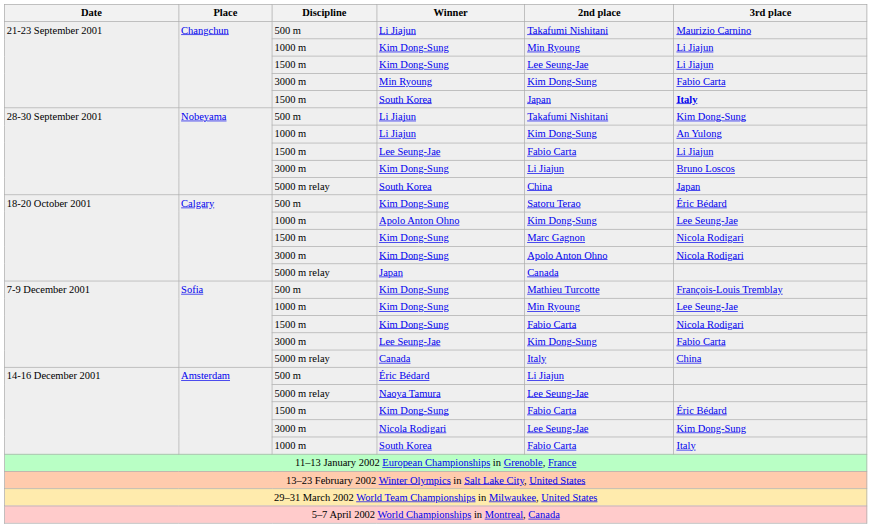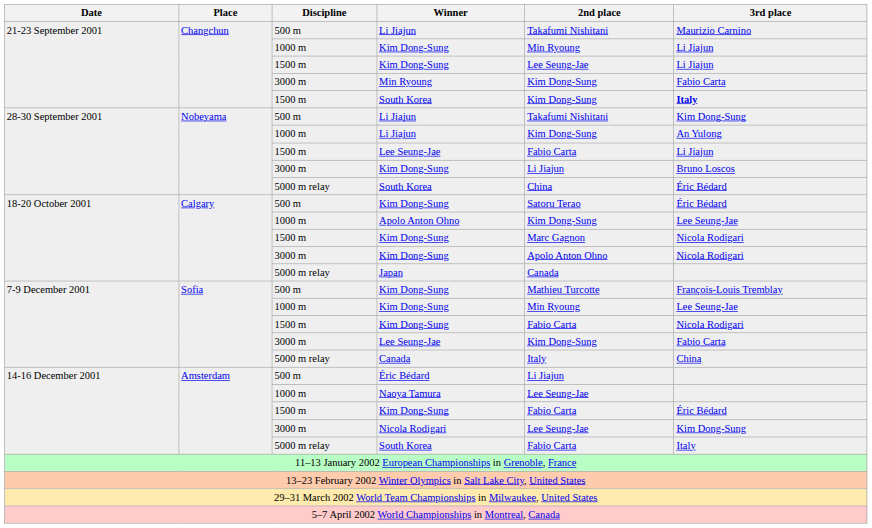(539, 99) Japan -> (562, 99) Kim Dong-Sung
(688, 186) Japan -> (702, 186) Éric Bédard
(302, 393) 5000 m relay -> (290, 393) 1000 m
(290, 445) 1000 m -> (302, 445) 5000 m relay
